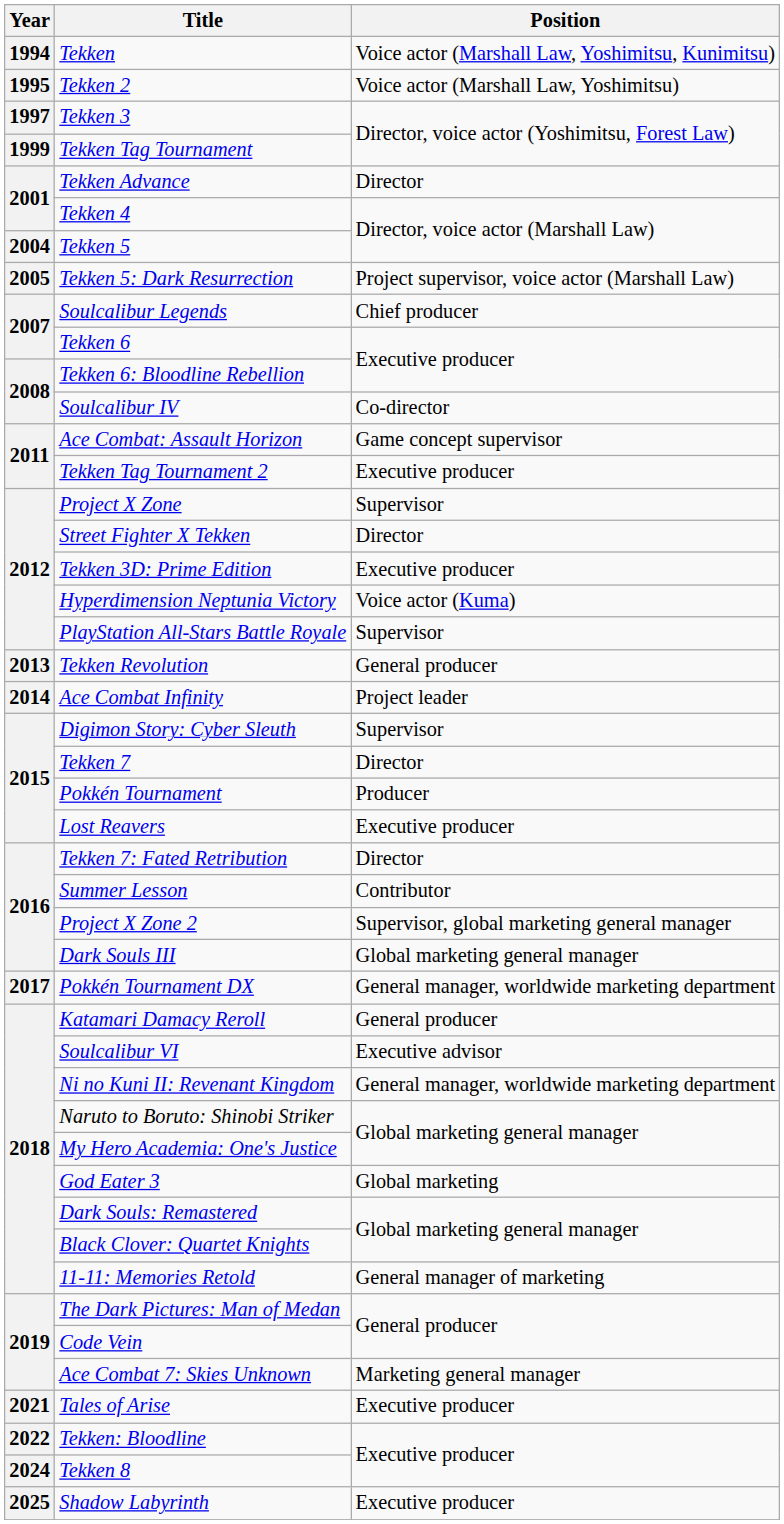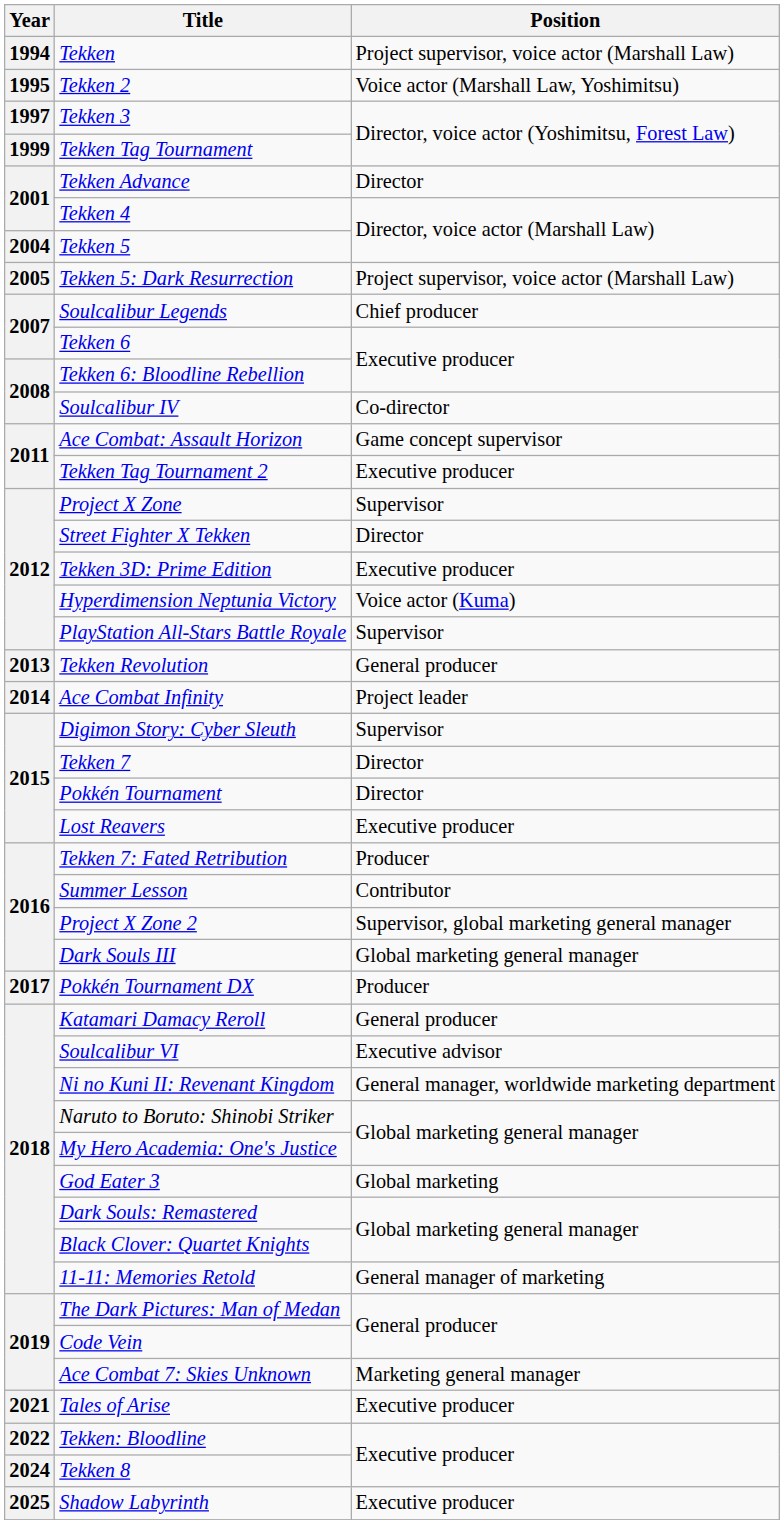(565, 52) Voice actor (Marshall Law, Yoshimitsu, Kunimitsu) -> (545, 52) Project supervisor, voice actor (Marshall Law)
(392, 794) Producer -> (389, 794) Director
(389, 858) Director -> (392, 858) Producer
(565, 987) General manager, worldwide marketing department -> (392, 987) Producer
